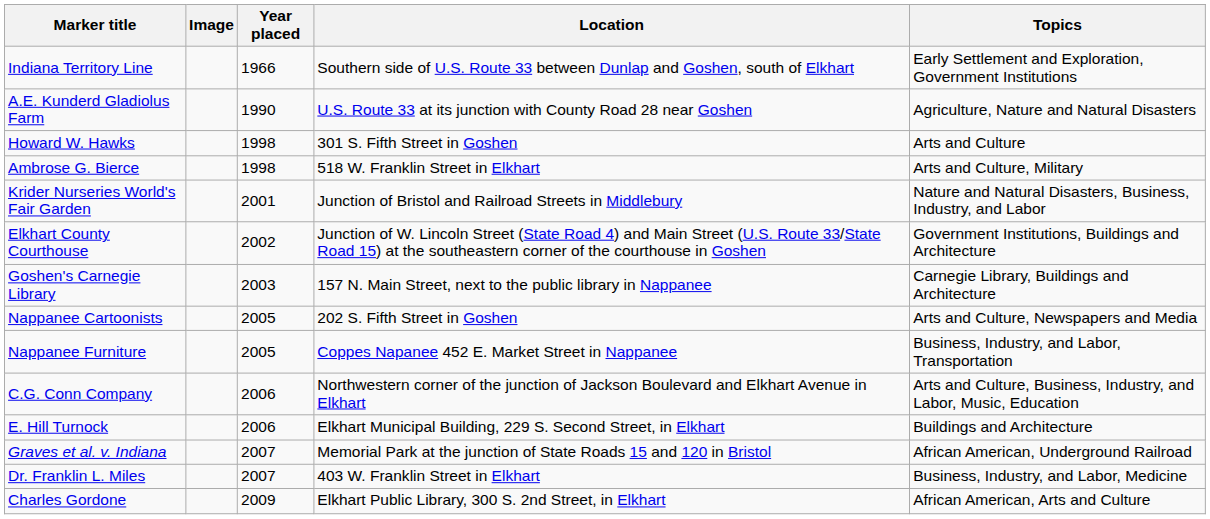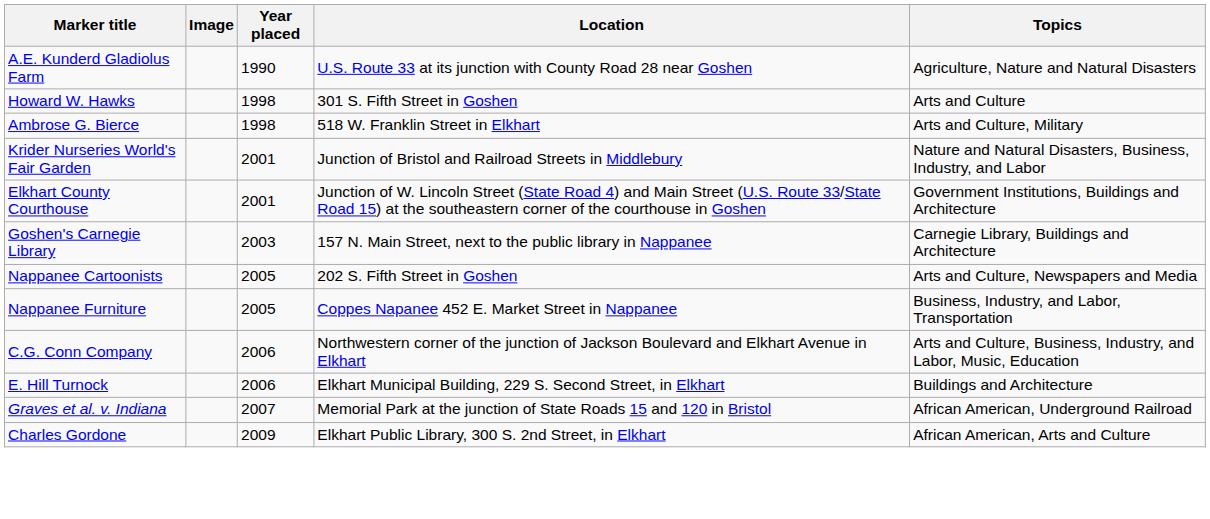- row: (80, 67)
(258, 243) 2002 -> (258, 200) 2001
- row: (77, 476)
